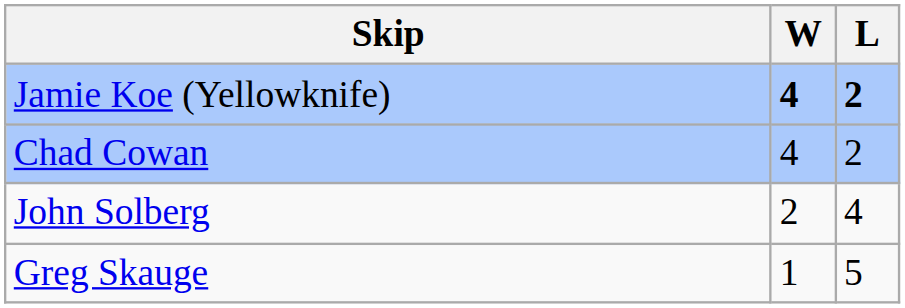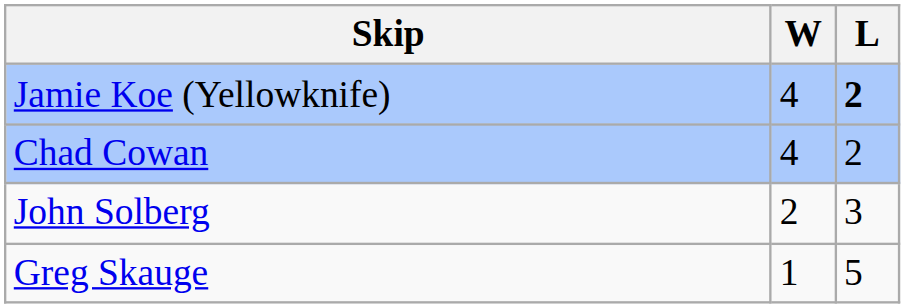(789, 93) bold -> (789, 93) normal
(853, 212) 4 -> (853, 212) 3
